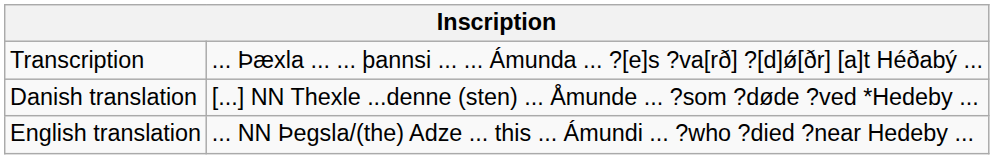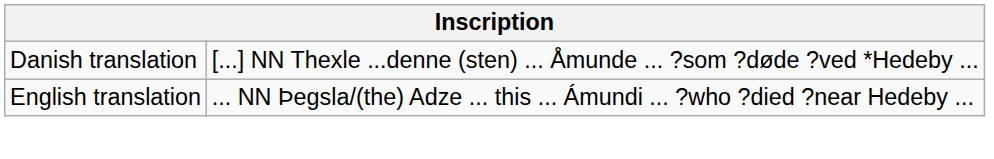- row: (77, 60)
